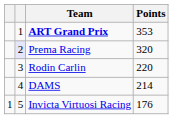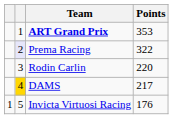(144, 49) 320 -> (144, 49) 322
(20, 85) no background -> (20, 85) gold background
(144, 85) 214 -> (144, 85) 217
